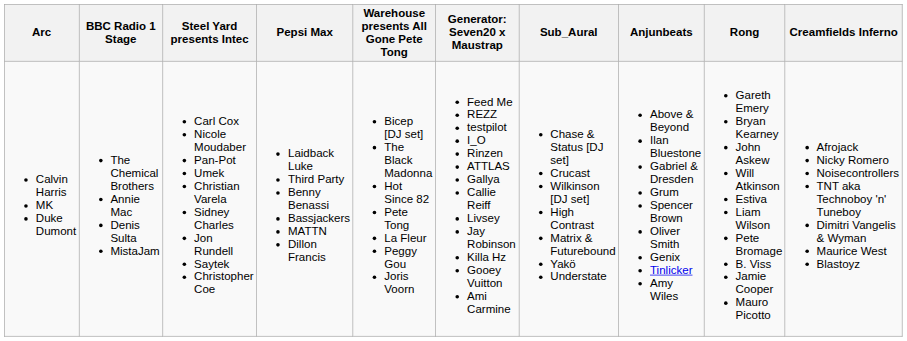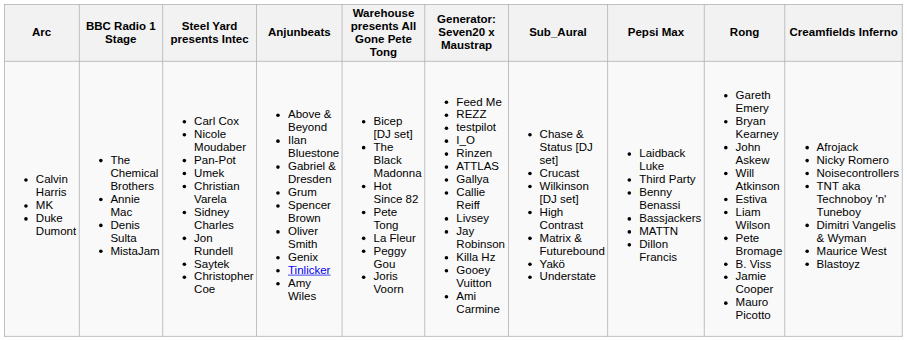columns swapped: (661, 33) <-> (305, 33)
